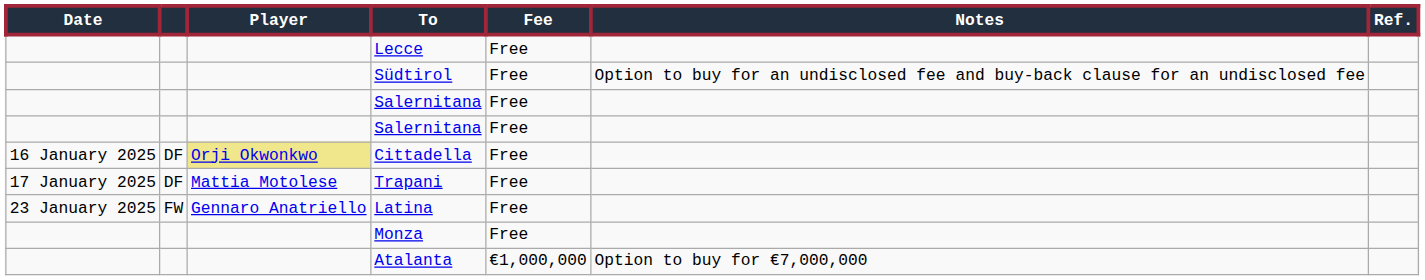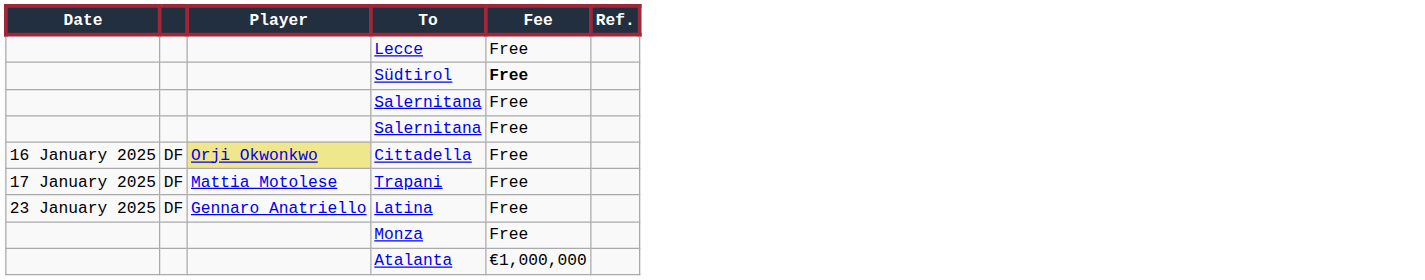- column: (980, 20)
(509, 76) normal -> (509, 76) bold
(174, 208) FW -> (174, 208) DF
